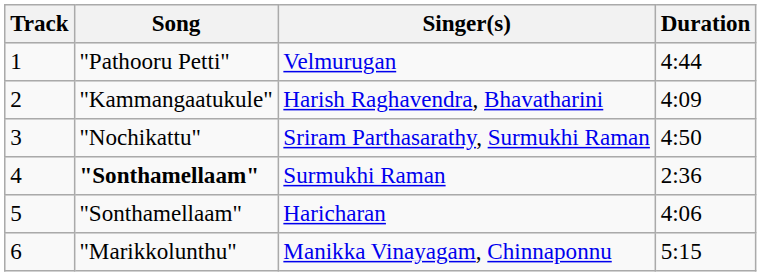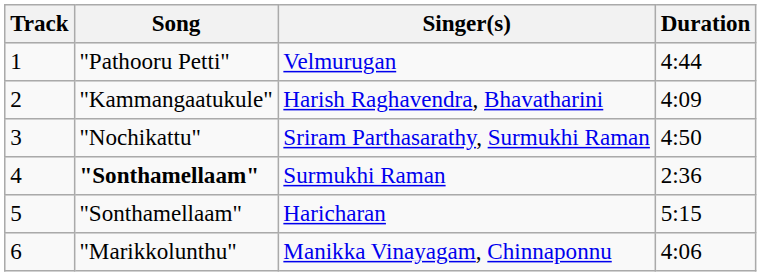(681, 214) 4:06 -> (681, 214) 5:15
(681, 252) 5:15 -> (681, 252) 4:06
